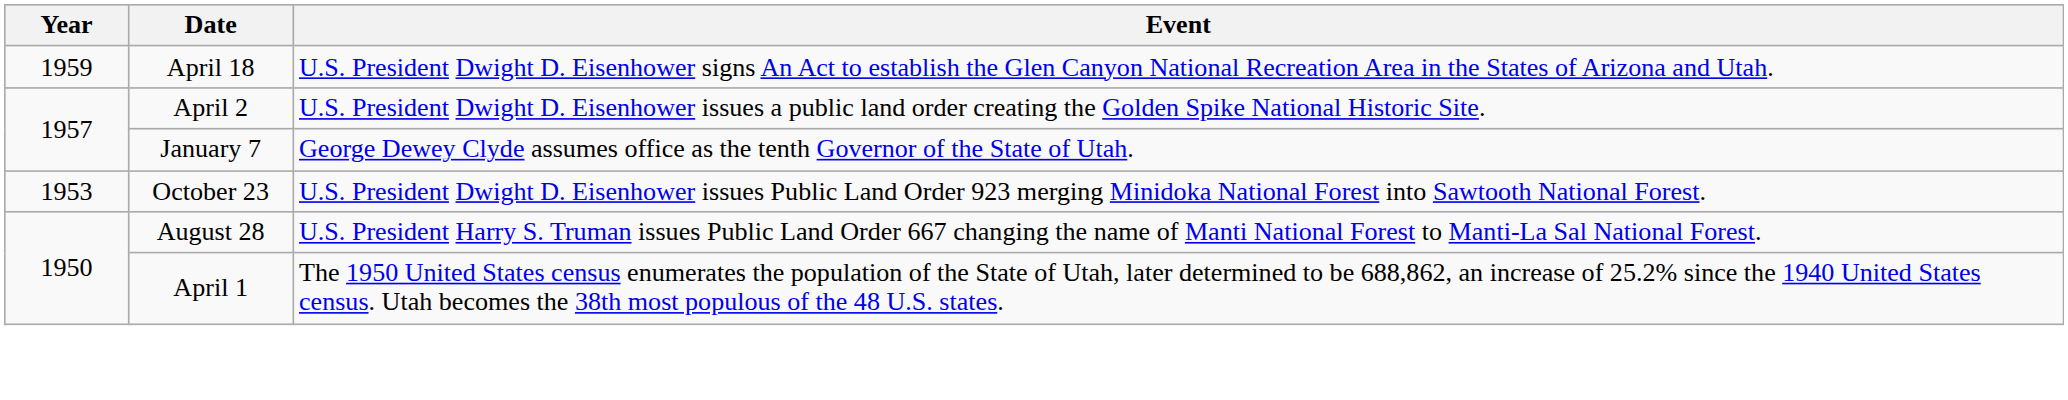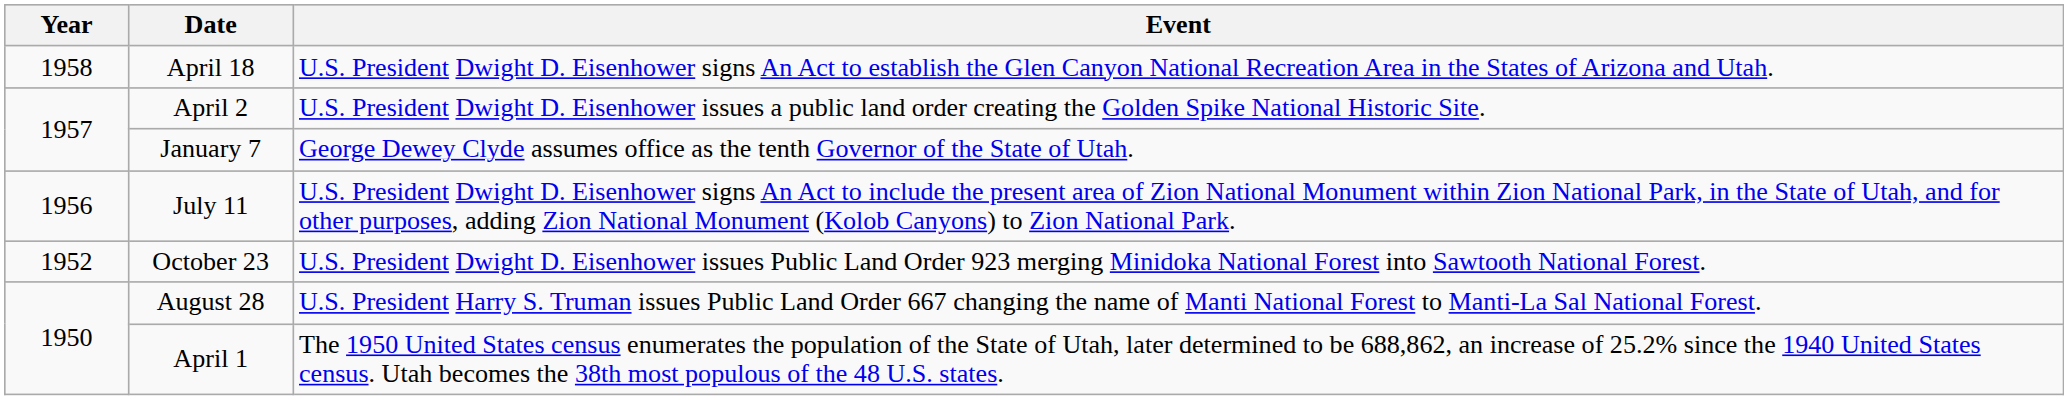(67, 66) 1959 -> (67, 66) 1958
+ row: (211, 205)
(67, 190) 1953 -> (67, 261) 1952
